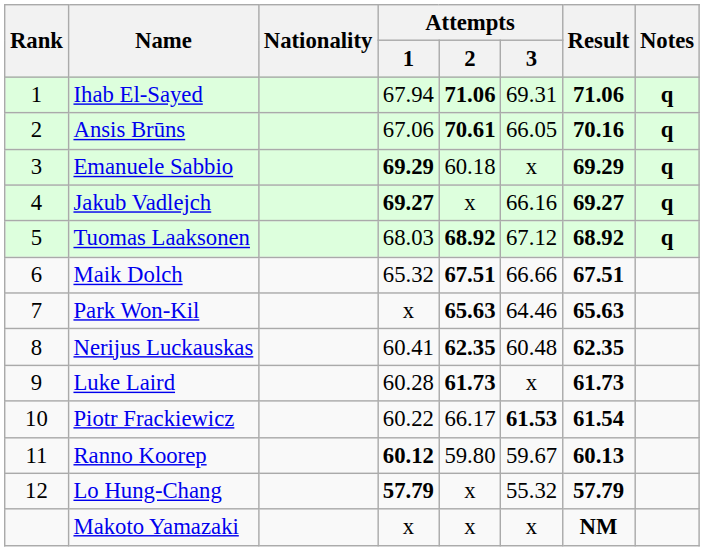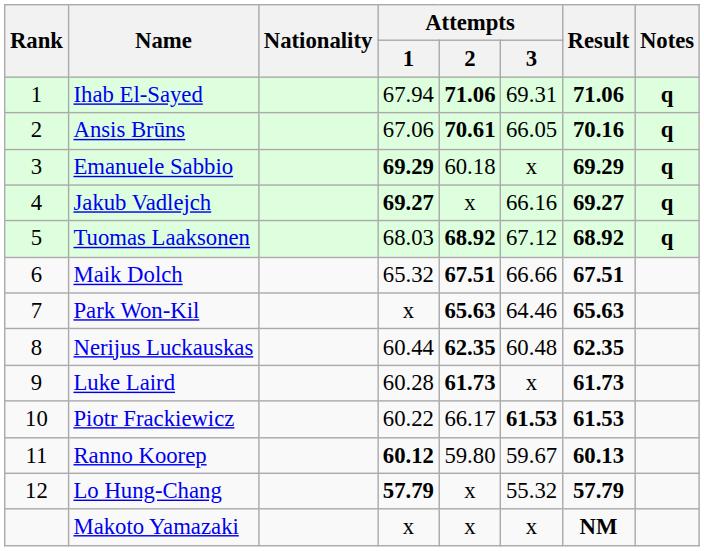(408, 346) 60.41 -> (408, 346) 60.44
(599, 418) 61.54 -> (599, 418) 61.53
